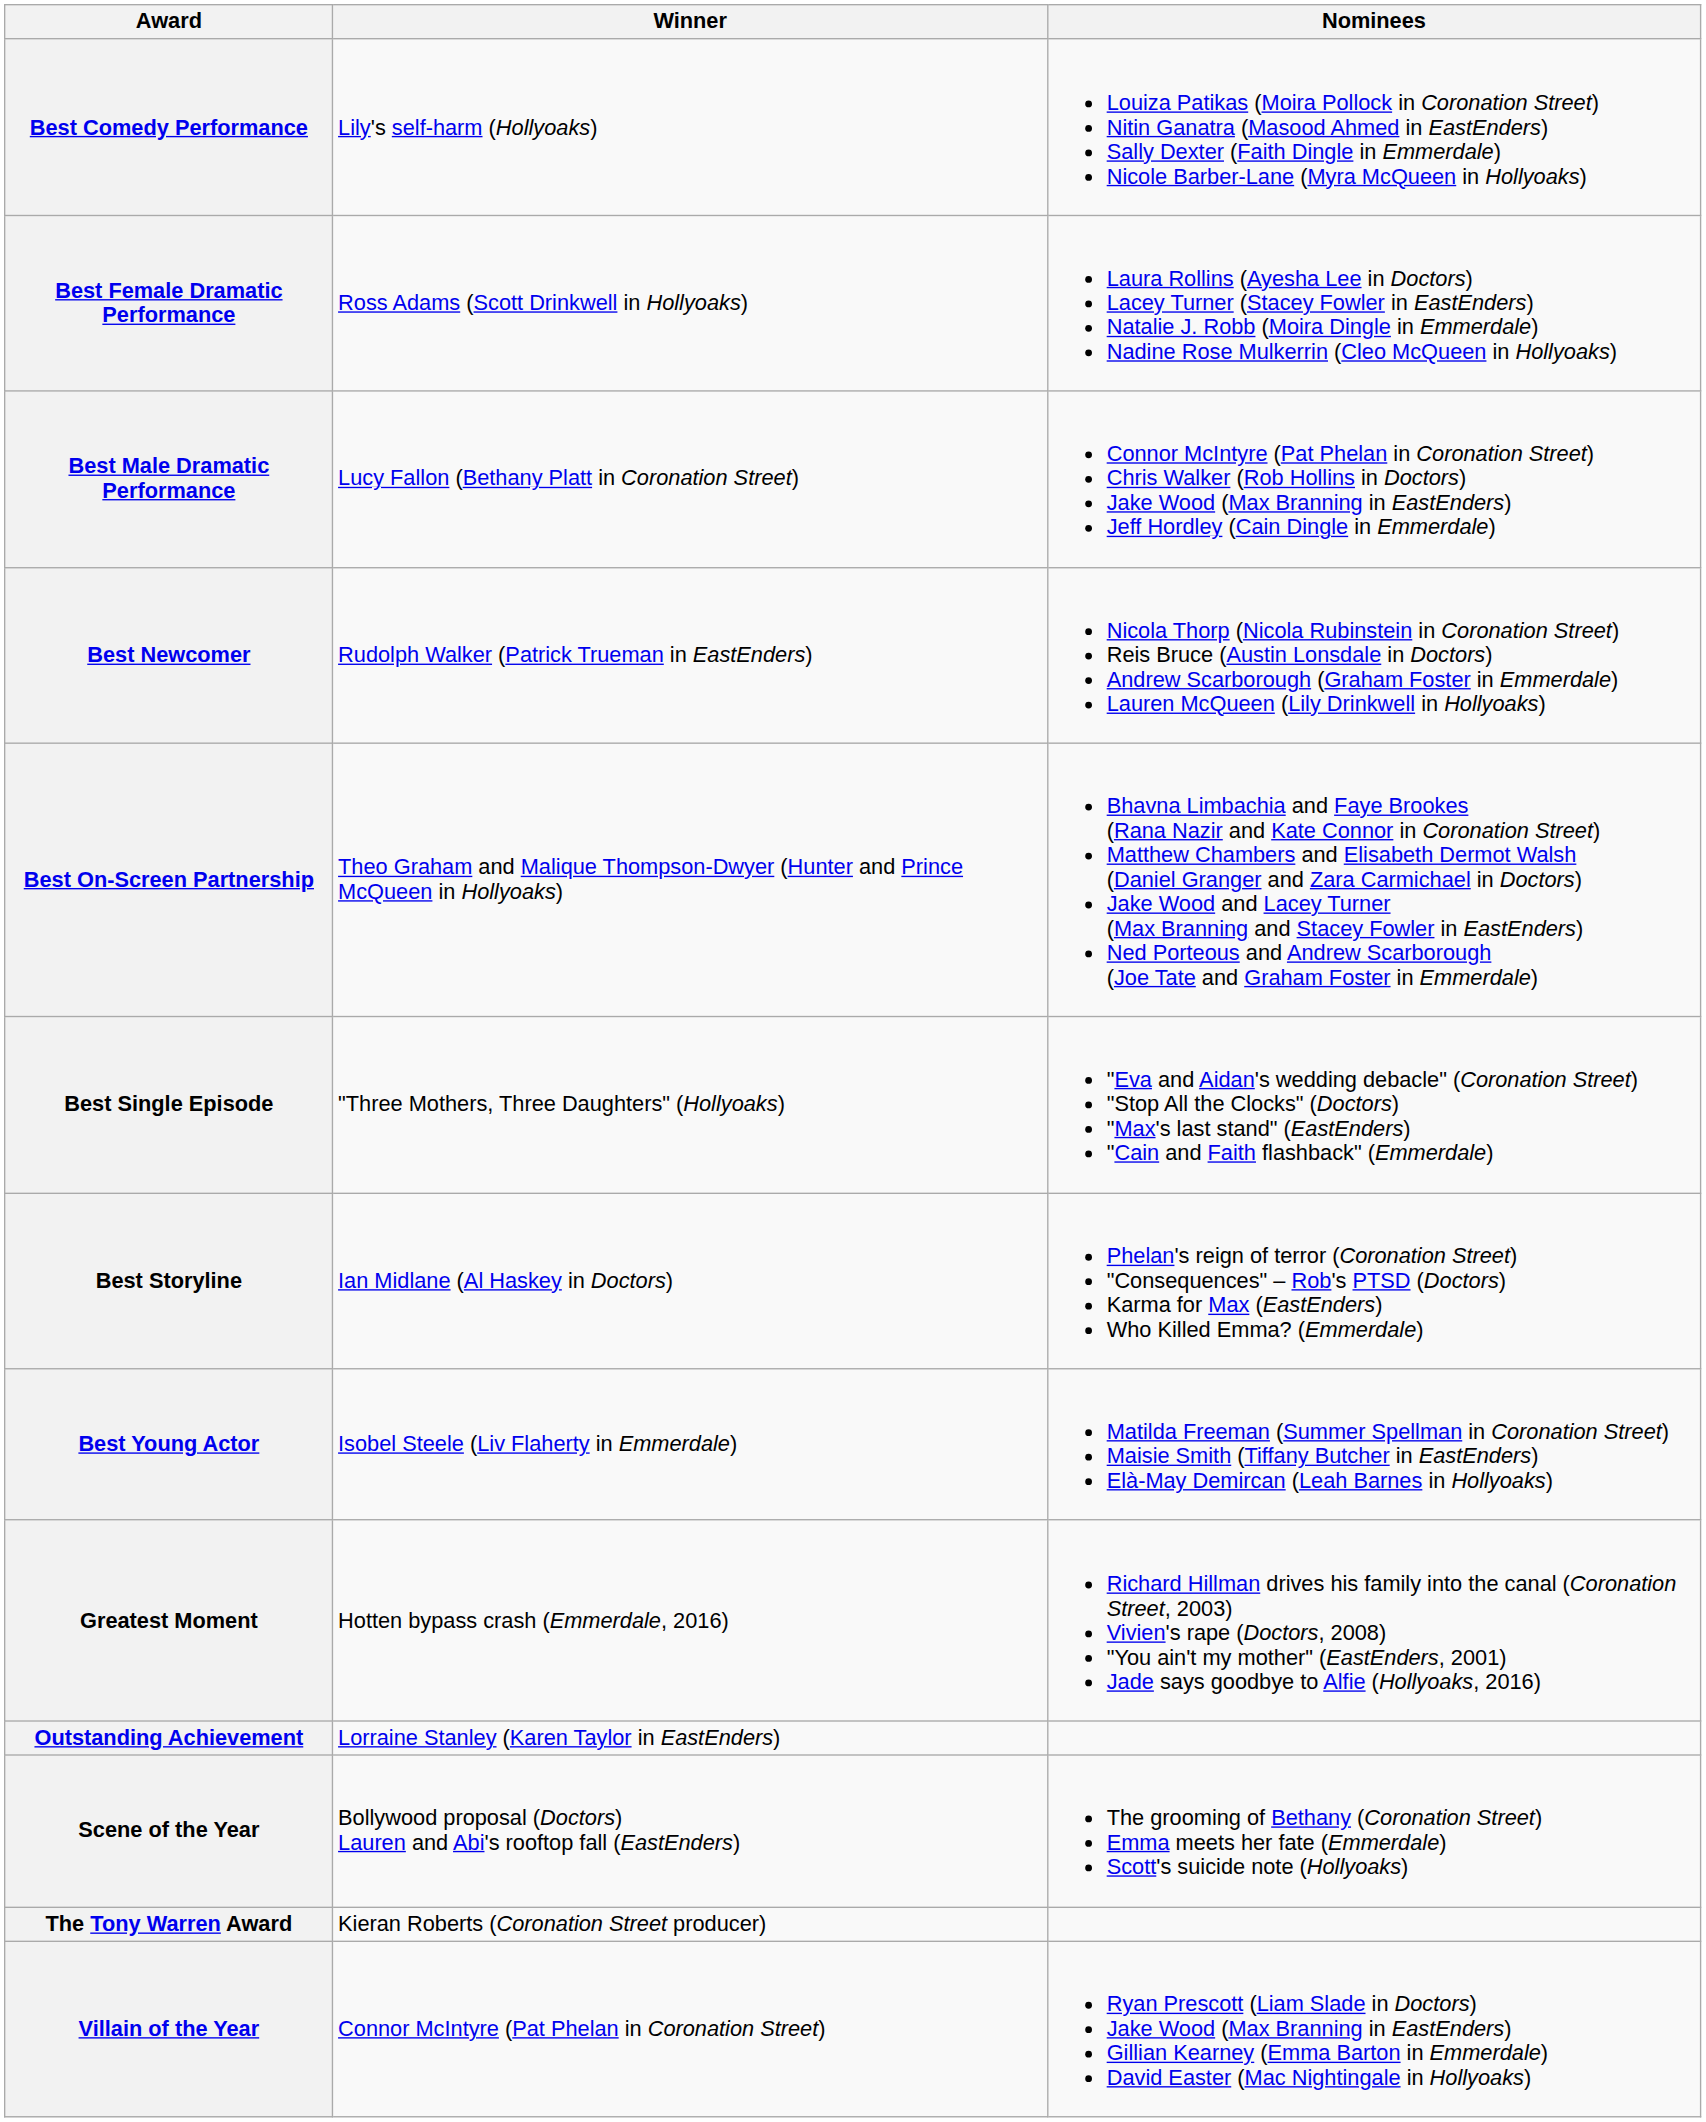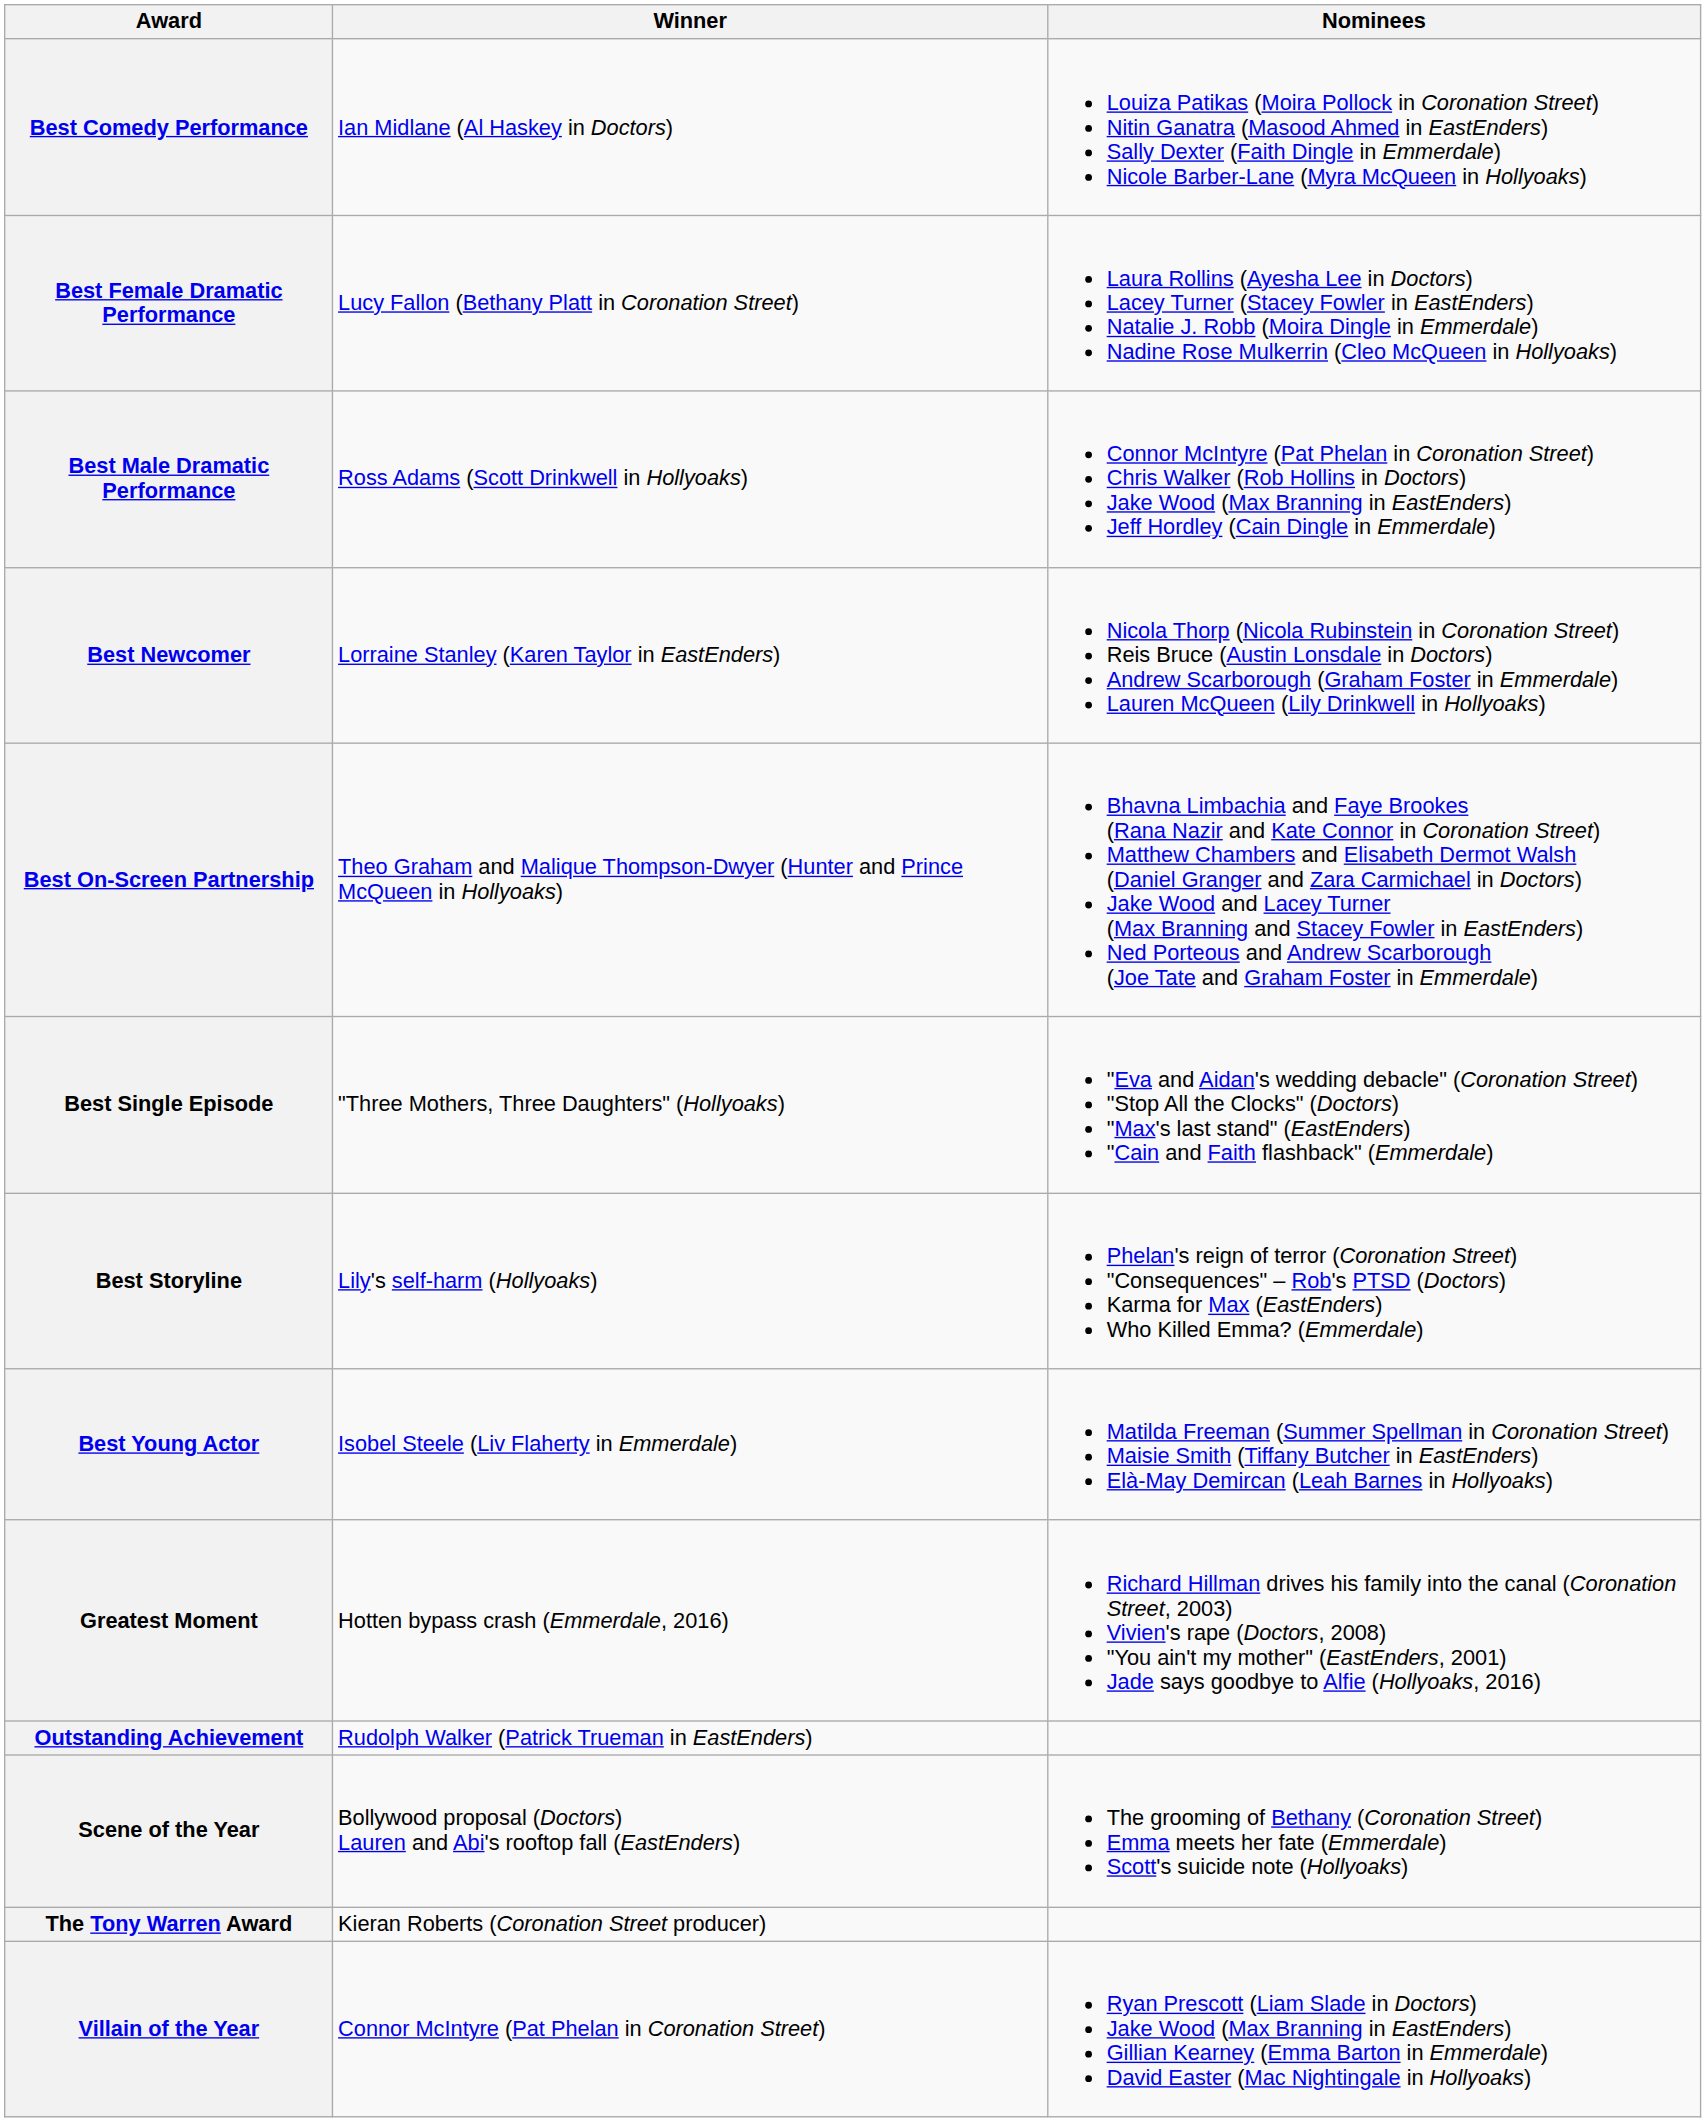(468, 126) Lily's self-harm (Hollyoaks) -> (506, 126) Ian Midlane (Al Haskey in Doctors)
(543, 302) Ross Adams (Scott Drinkwell in Hollyoaks) -> (568, 302) Lucy Fallon (Bethany Platt in Coronation Street)
(568, 478) Lucy Fallon (Bethany Platt in Coronation Street) -> (543, 478) Ross Adams (Scott Drinkwell in Hollyoaks)
(575, 654) Rudolph Walker (Patrick Trueman in EastEnders) -> (559, 654) Lorraine Stanley (Karen Taylor in EastEnders)
(506, 1280) Ian Midlane (Al Haskey in Doctors) -> (468, 1280) Lily's self-harm (Hollyoaks)
(559, 1737) Lorraine Stanley (Karen Taylor in EastEnders) -> (575, 1737) Rudolph Walker (Patrick Trueman in EastEnders)
